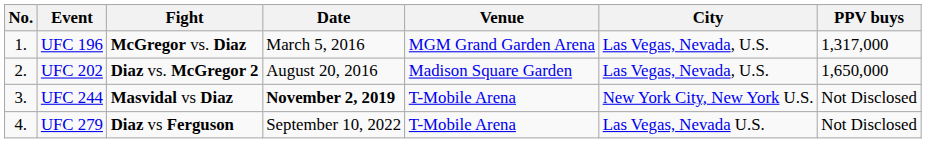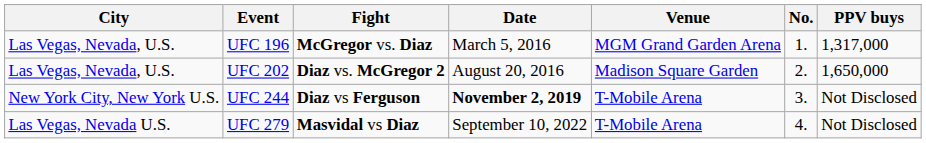columns swapped: (21, 17) <-> (708, 17)
(172, 97) Masvidal vs Diaz -> (358, 97) Diaz vs Ferguson
(172, 124) Diaz vs Ferguson -> (358, 124) Masvidal vs Diaz
